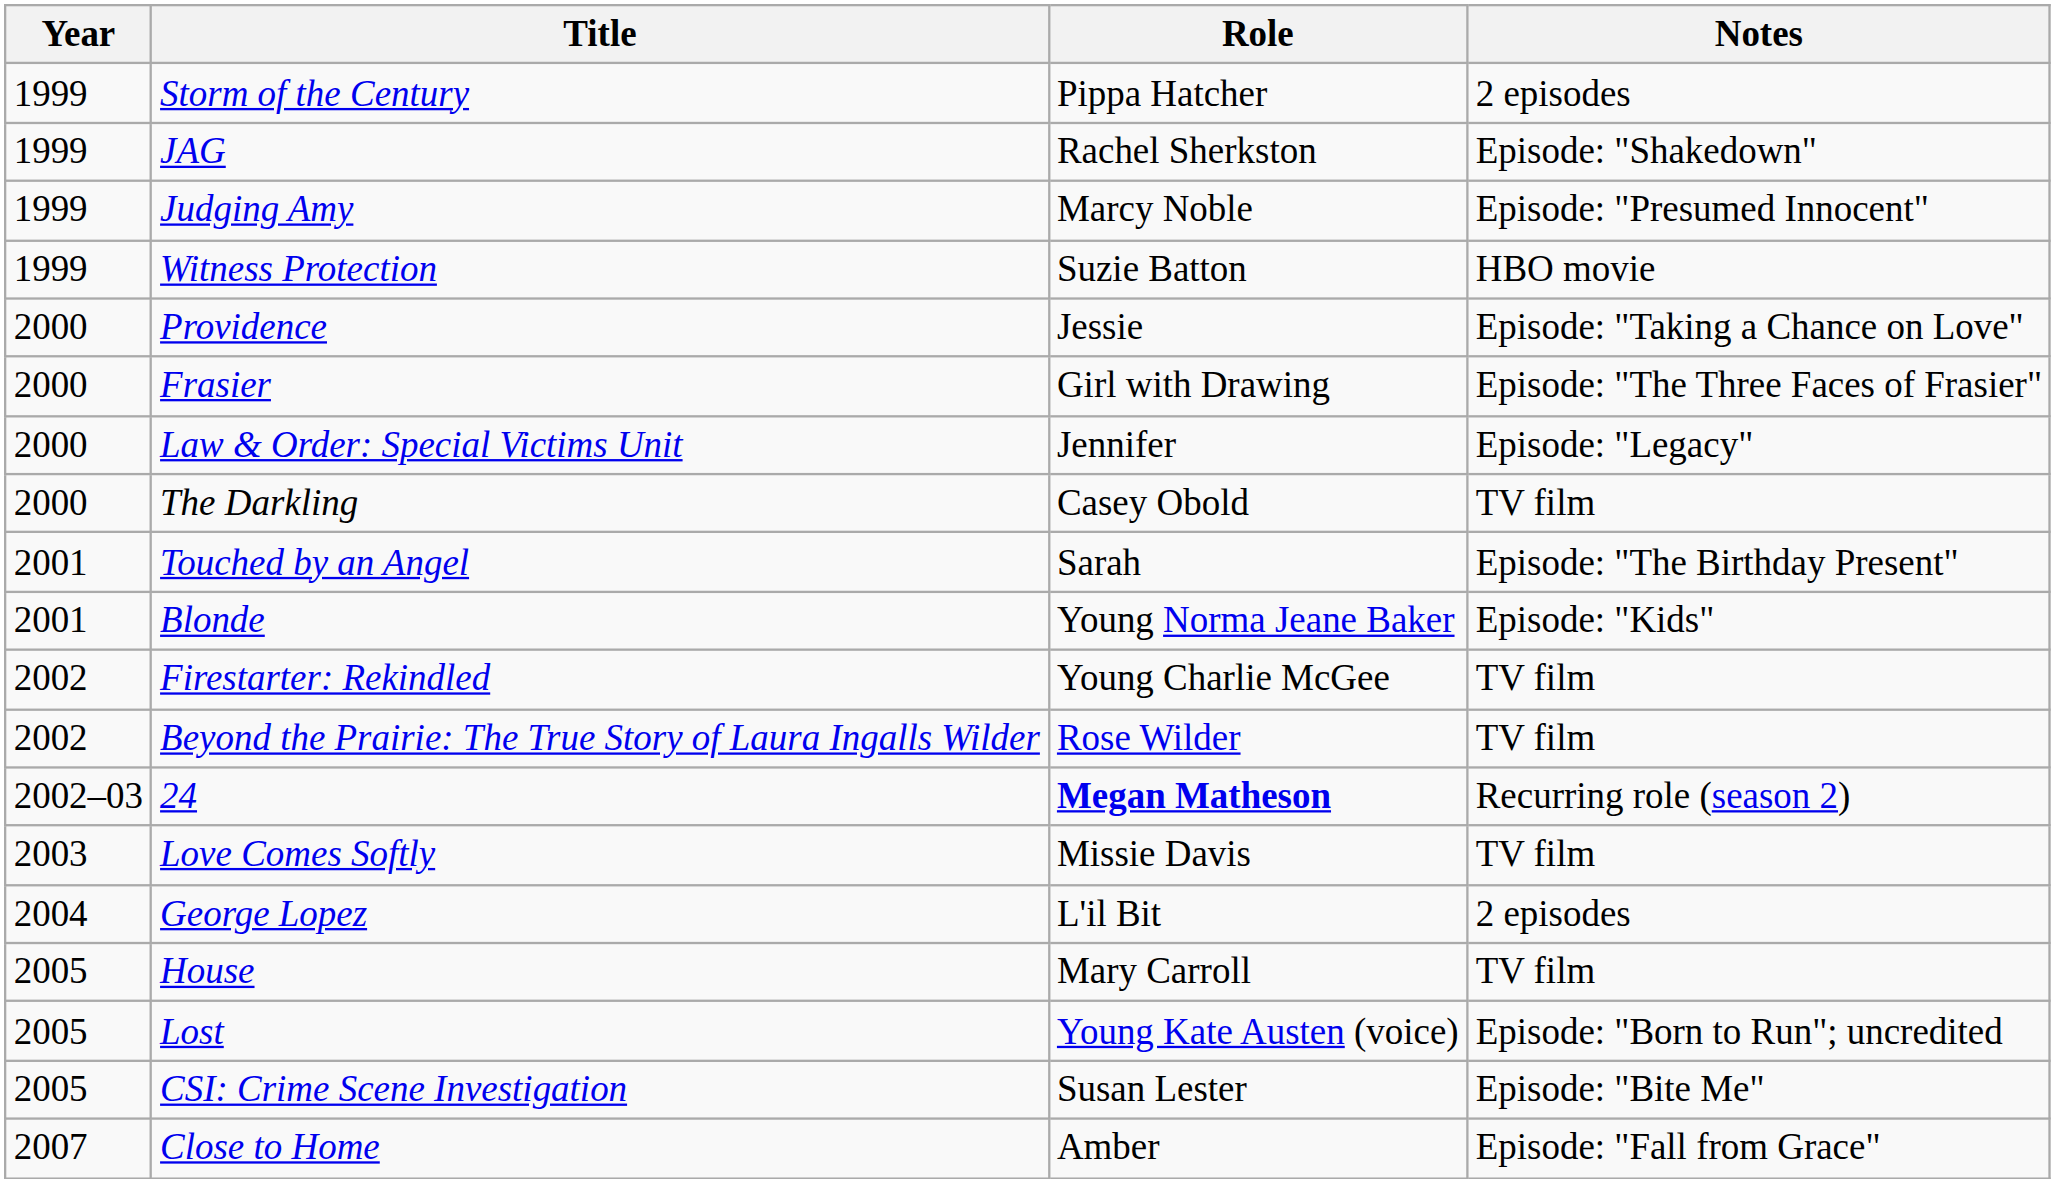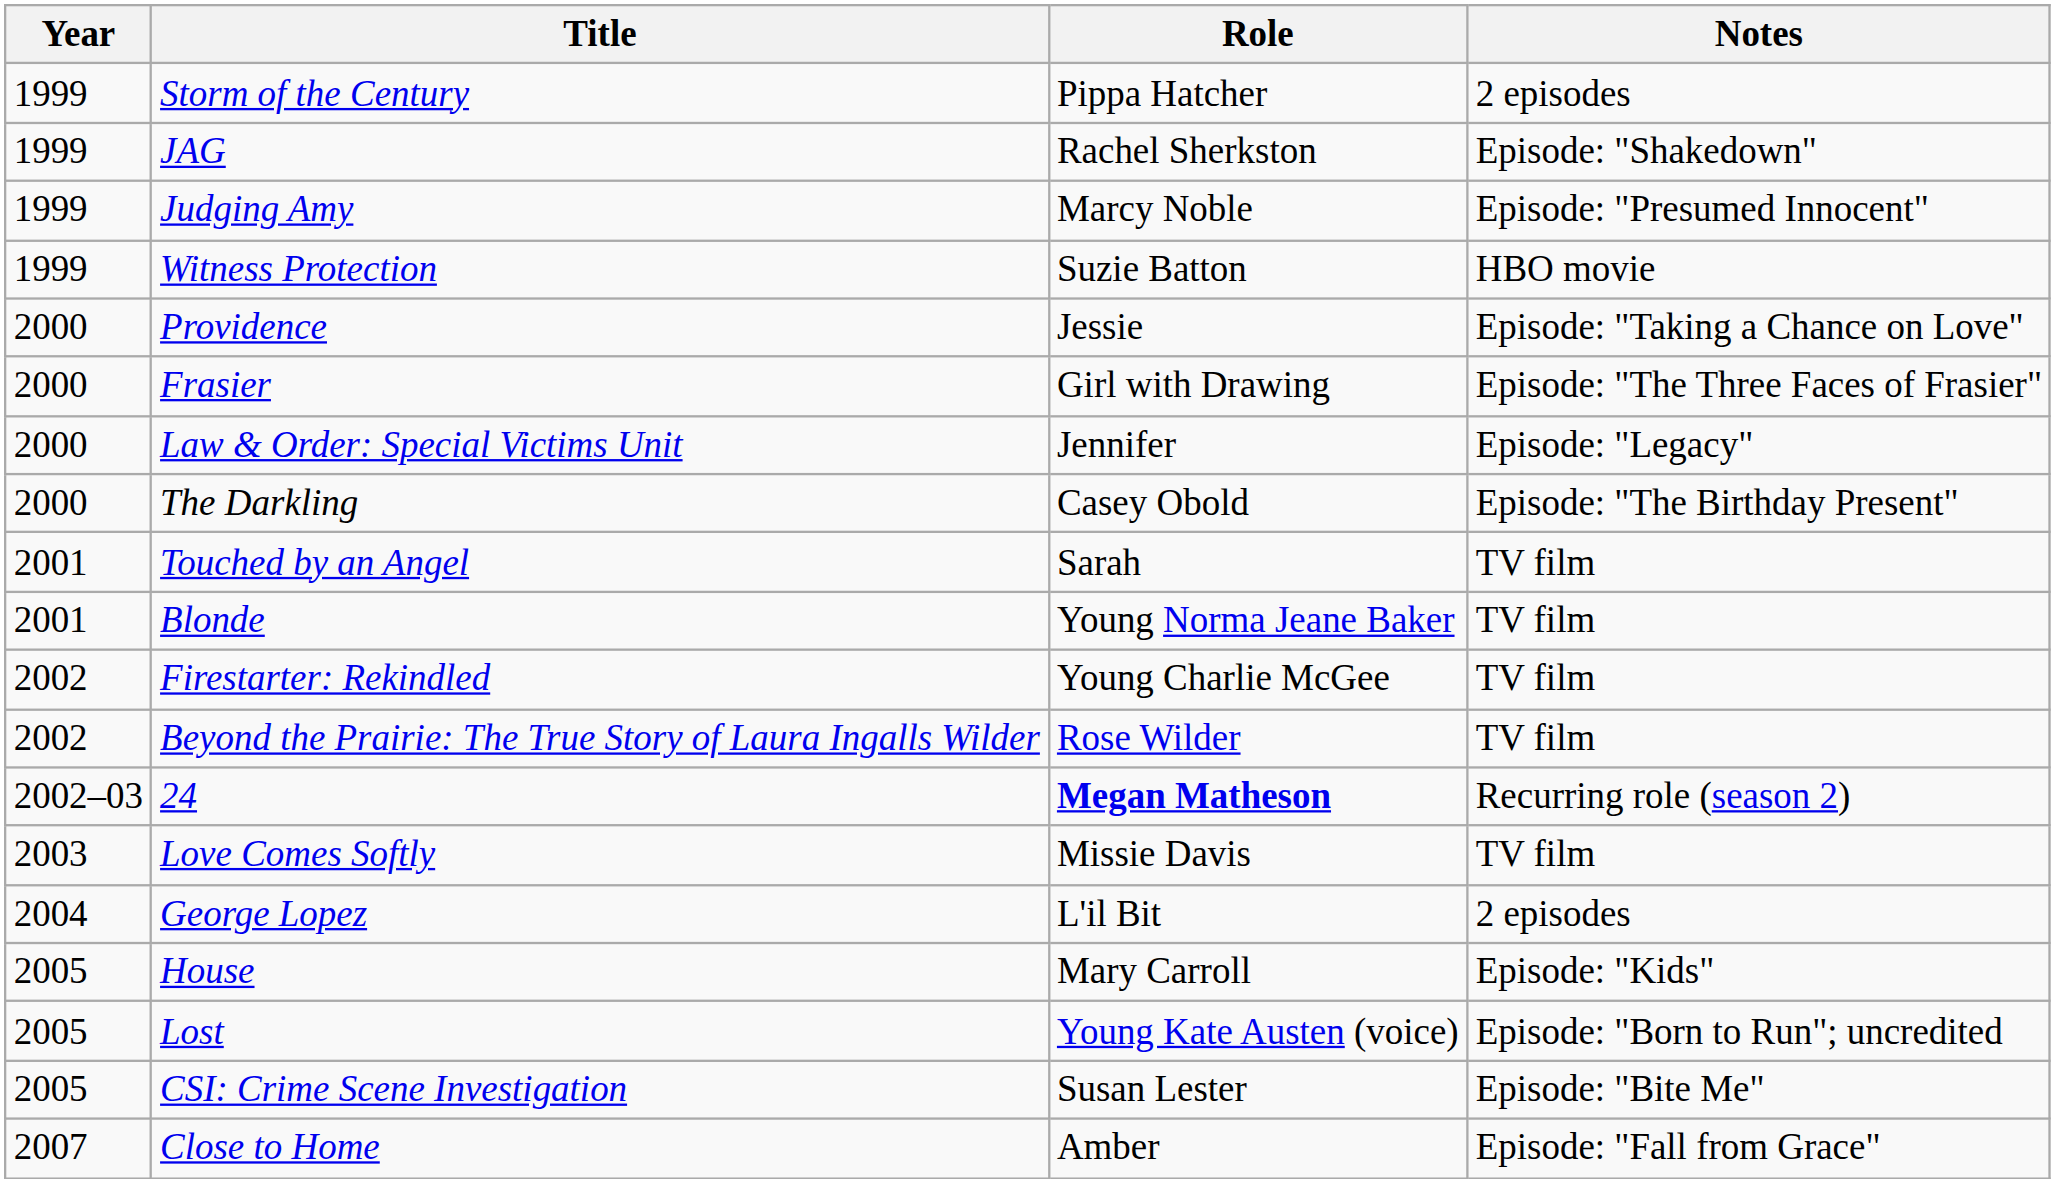(1535, 502) TV film -> (1717, 502) Episode: "The Birthday Present"
(1717, 561) Episode: "The Birthday Present" -> (1535, 561) TV film
(1595, 619) Episode: "Kids" -> (1535, 619) TV film
(1535, 971) TV film -> (1595, 971) Episode: "Kids"
